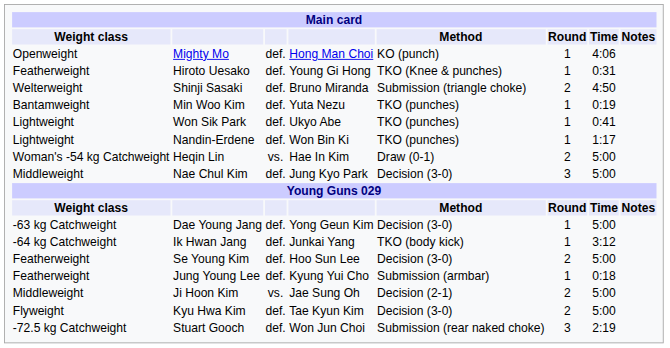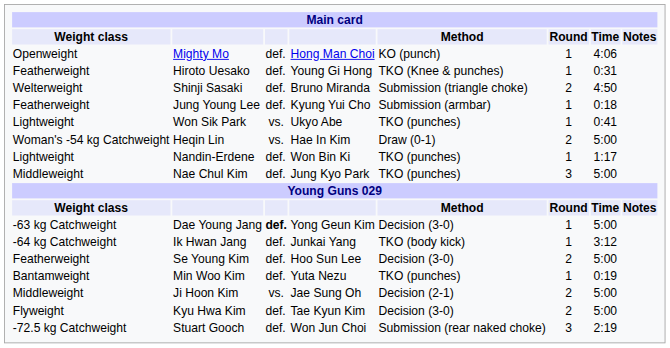rows swapped: (209, 105) <-> (216, 276)
(276, 122) def. -> (276, 122) vs.
rows swapped: (214, 139) <-> (199, 156)
(415, 173) Decision (3-0) -> (419, 173) TKO (punches)
(276, 225) normal -> (276, 225) bold
